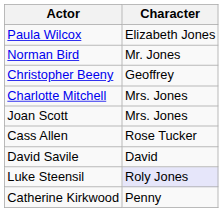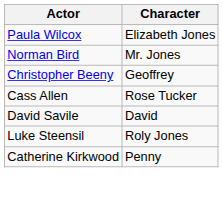- row: (57, 95)
- row: (38, 116)
(157, 177) lavender background -> (157, 136) no background
